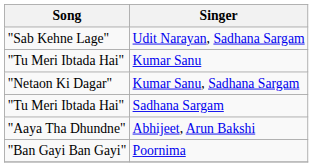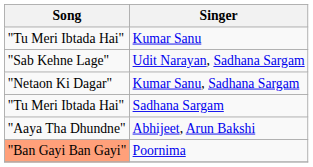rows swapped: (219, 38) <-> (167, 61)
(67, 151) no background -> (67, 151) lightsalmon background
